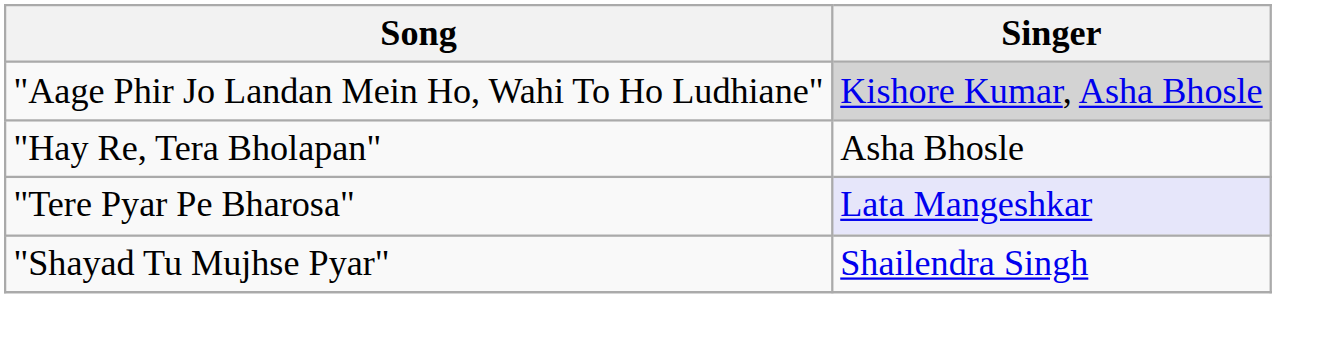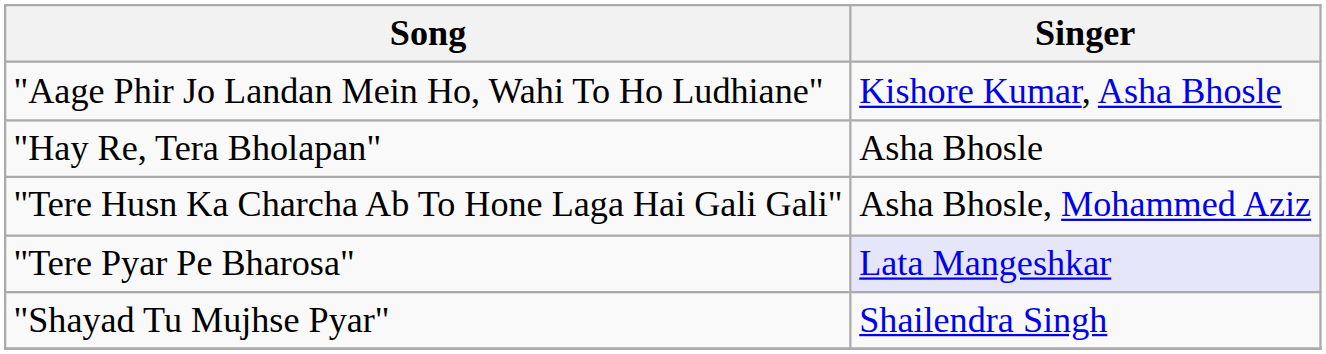(1051, 90) lightgrey background -> (1070, 90) no background
+ row: (428, 205)
